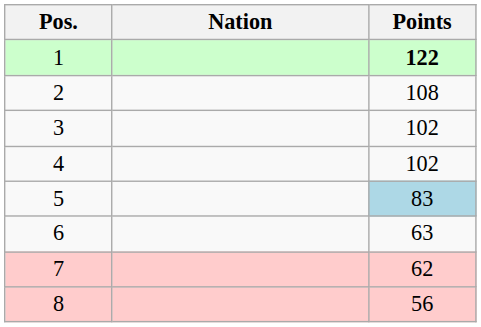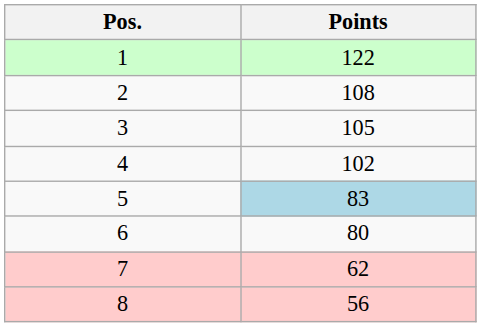- column: (240, 22)
(422, 57) bold -> (358, 57) normal
(422, 127) 102 -> (358, 127) 105
(422, 233) 63 -> (358, 233) 80
